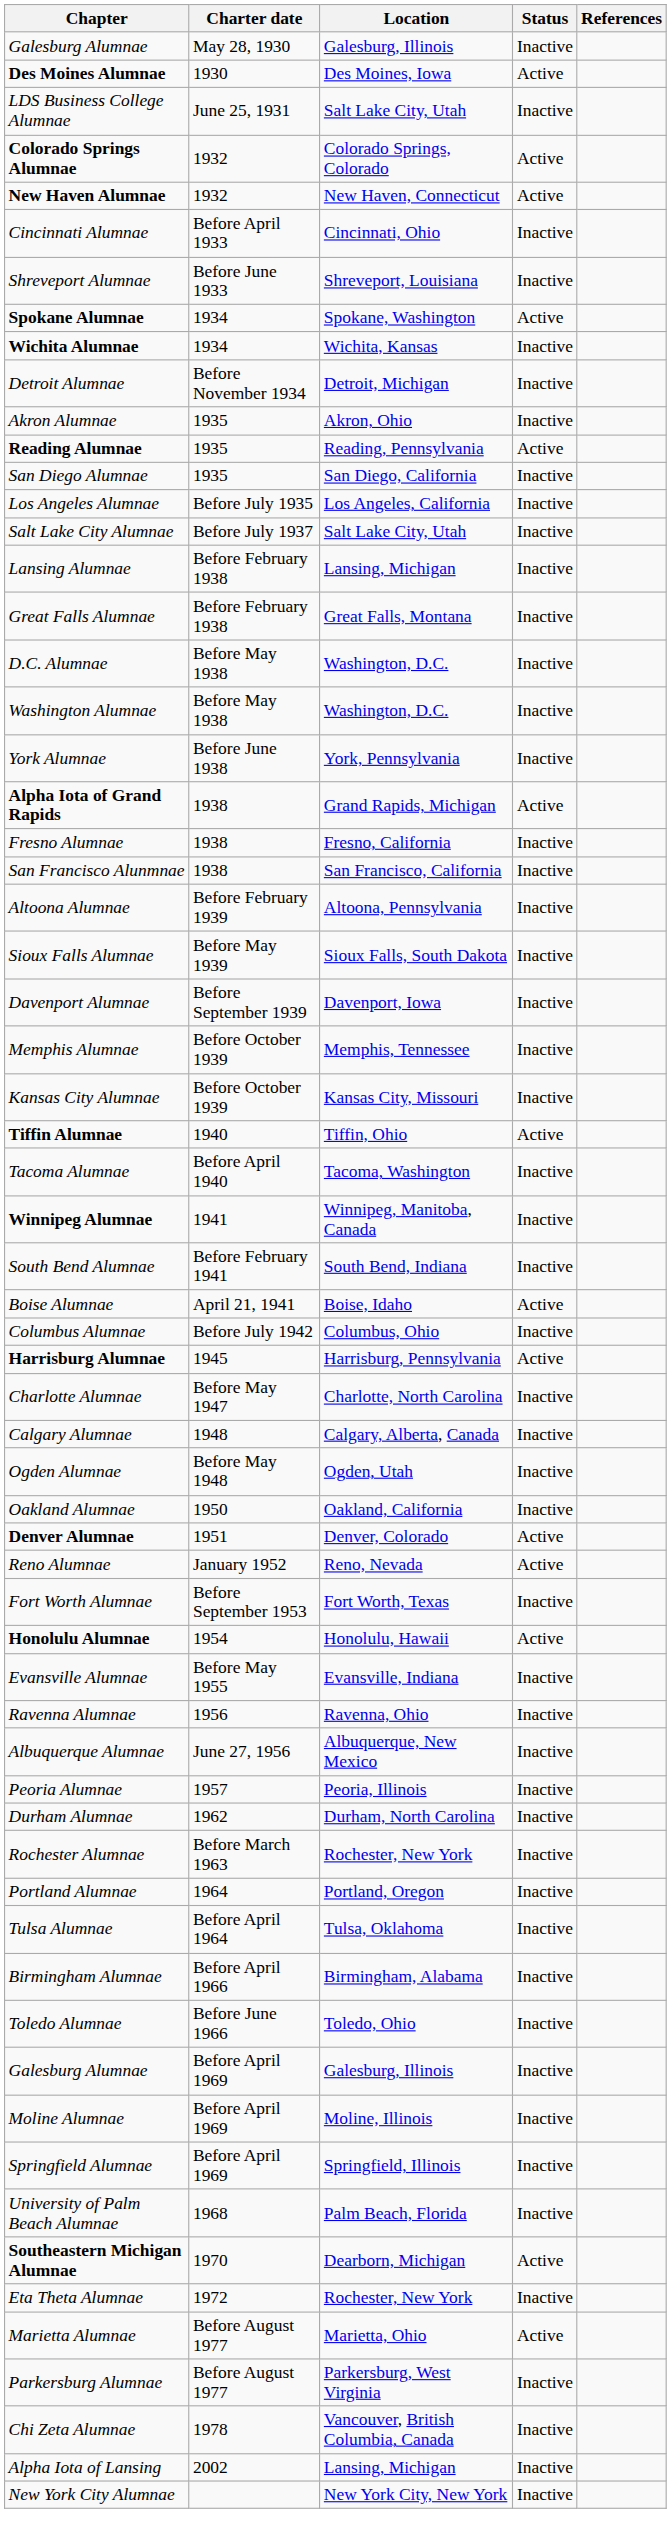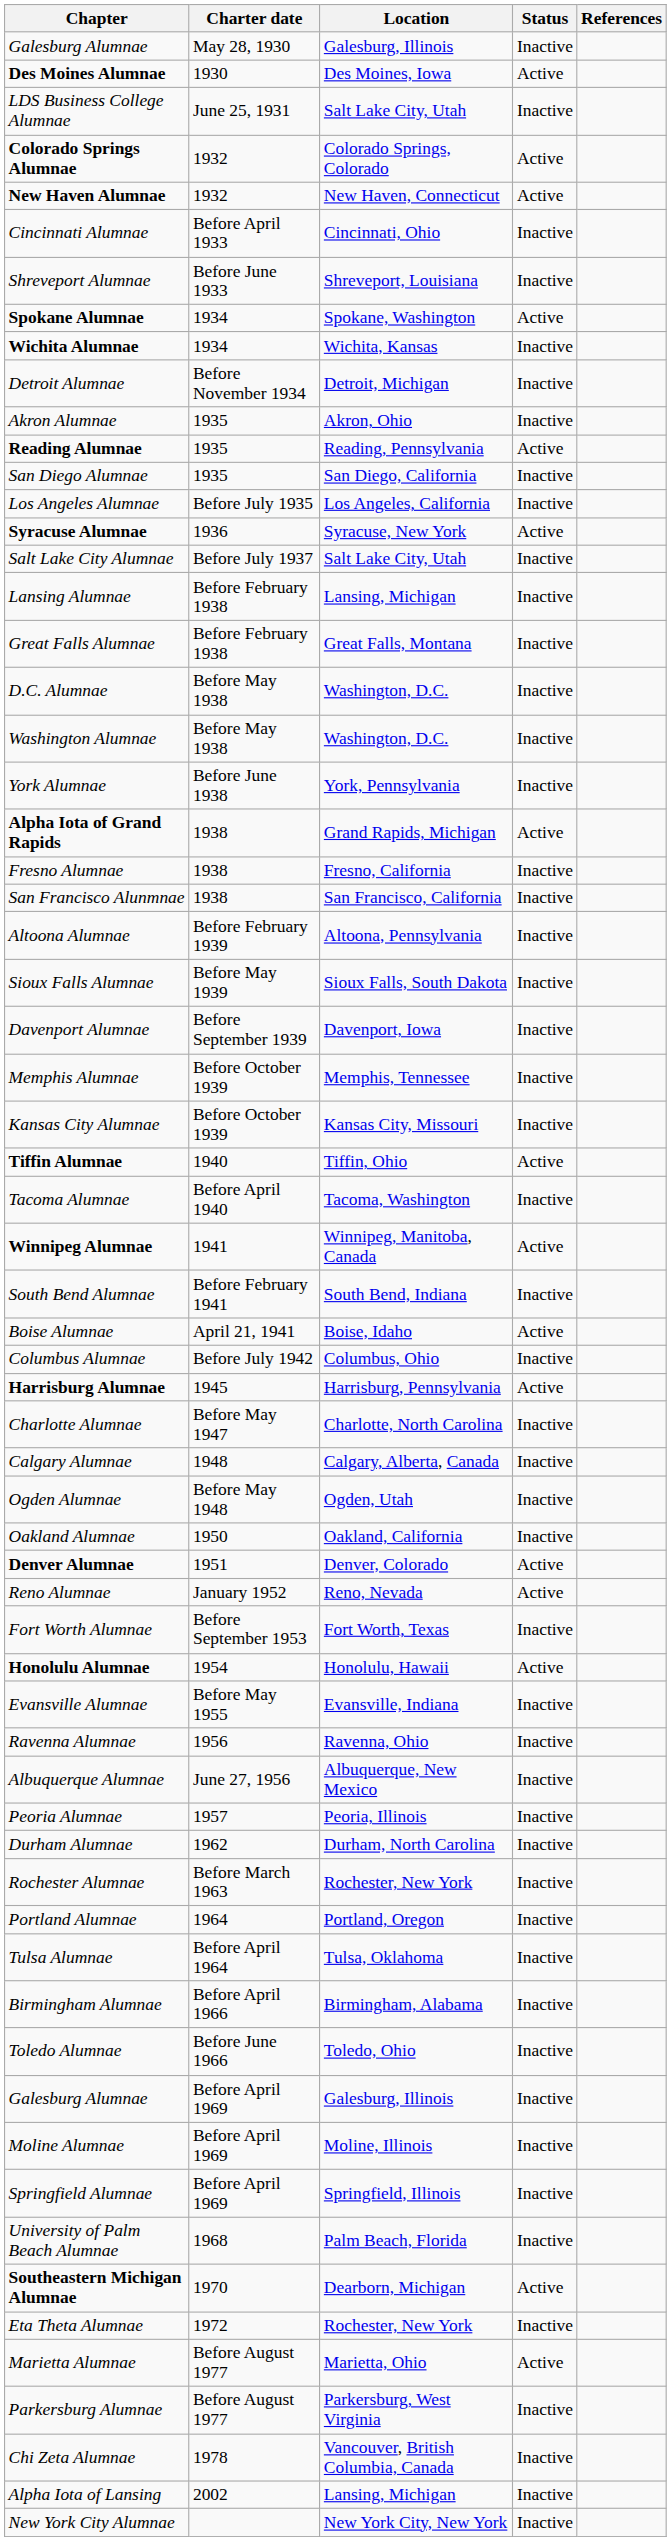+ row: (82, 531)
(545, 1219) Inactive -> (540, 1246) Active
